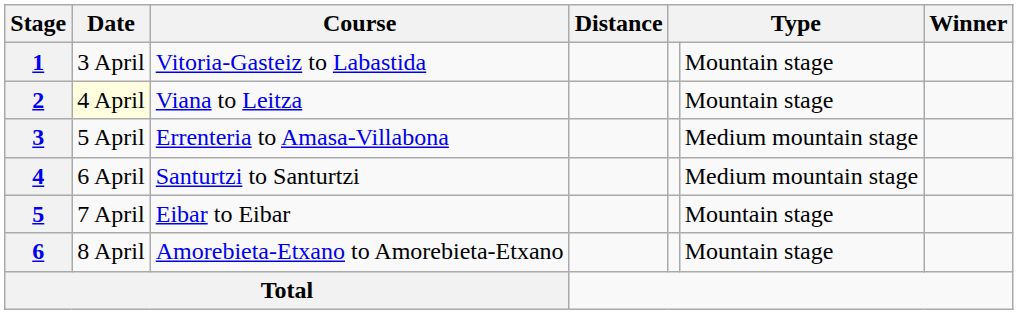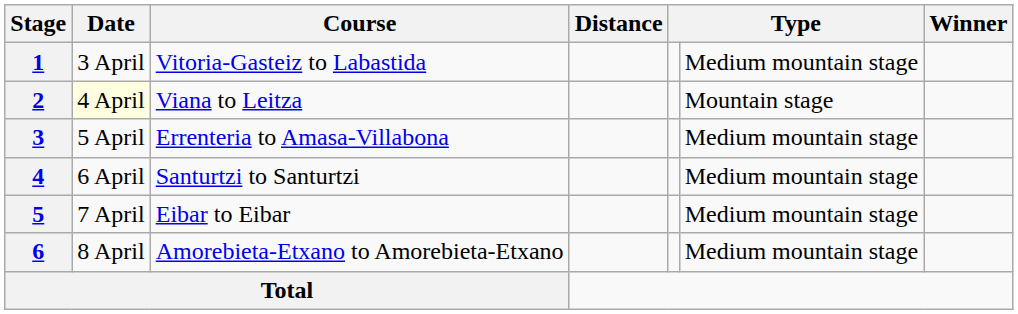(759, 61) Mountain stage -> (801, 61) Medium mountain stage
(759, 213) Mountain stage -> (801, 213) Medium mountain stage
(759, 251) Mountain stage -> (801, 251) Medium mountain stage
